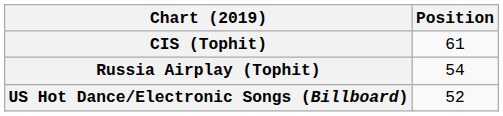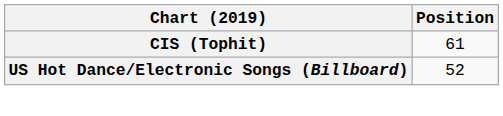- row: (208, 71)
